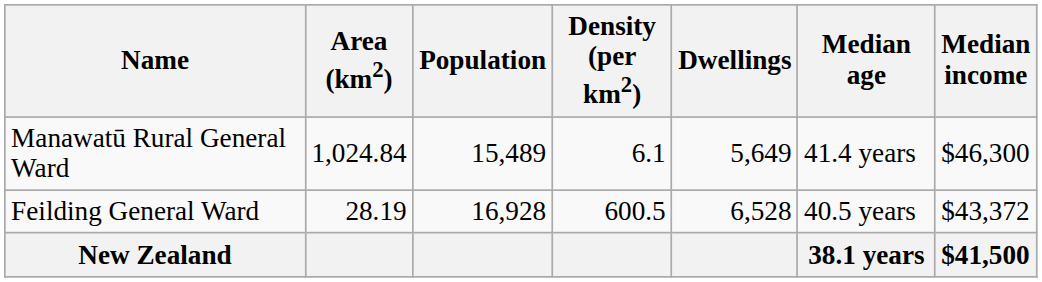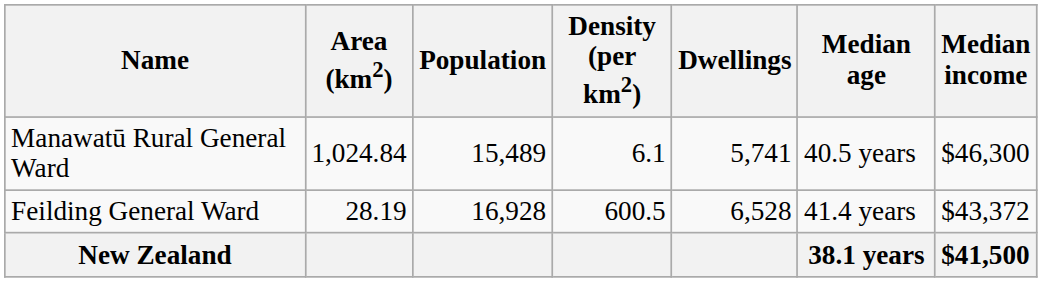(761, 153) 5,649 -> (761, 153) 5,741
(860, 153) 41.4 years -> (860, 153) 40.5 years
(860, 211) 40.5 years -> (860, 211) 41.4 years
